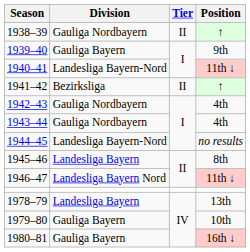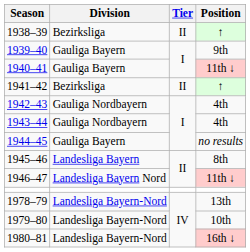(100, 31) Gauliga Nordbayern -> (79, 31) Bezirksliga
(110, 68) Landesliga Bayern-Nord -> (89, 68) Gauliga Bayern
(110, 141) Landesliga Bayern-Nord -> (89, 141) Gauliga Bayern
(96, 201) Landesliga Bayern -> (110, 201) Landesliga Bayern-Nord
(89, 219) Gauliga Bayern -> (110, 219) Landesliga Bayern-Nord
(89, 238) Gauliga Bayern -> (110, 238) Landesliga Bayern-Nord
